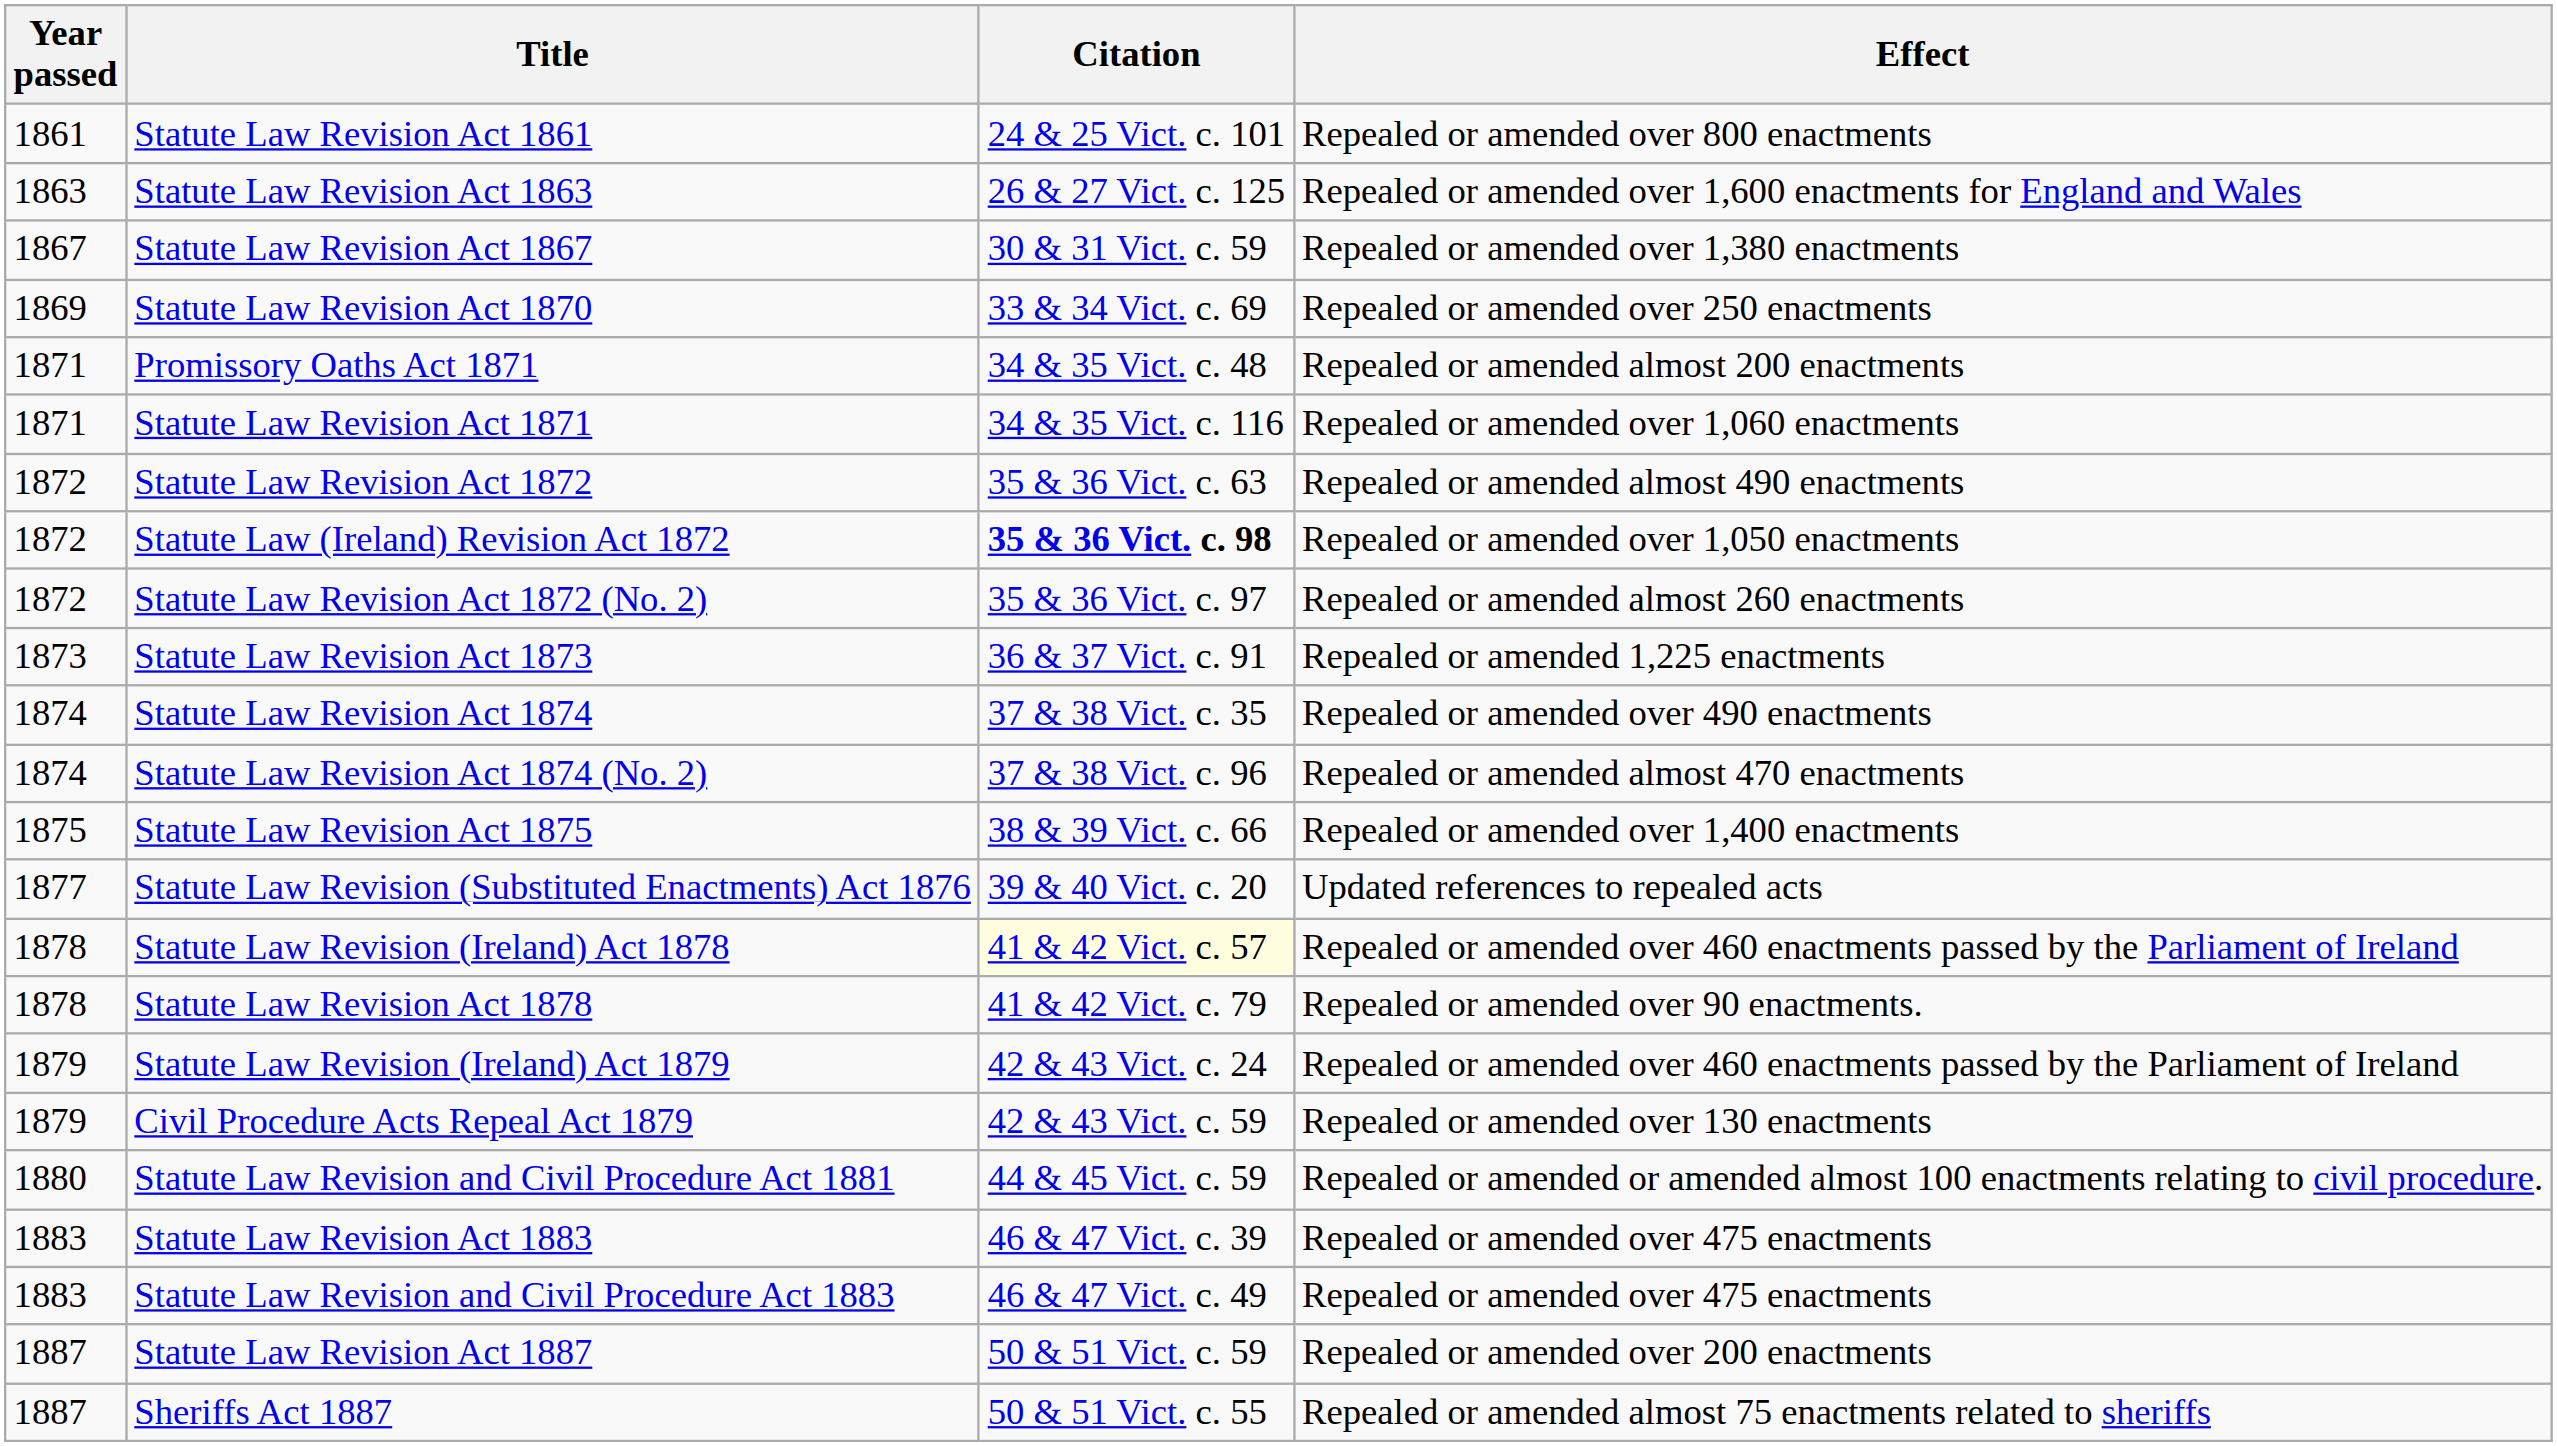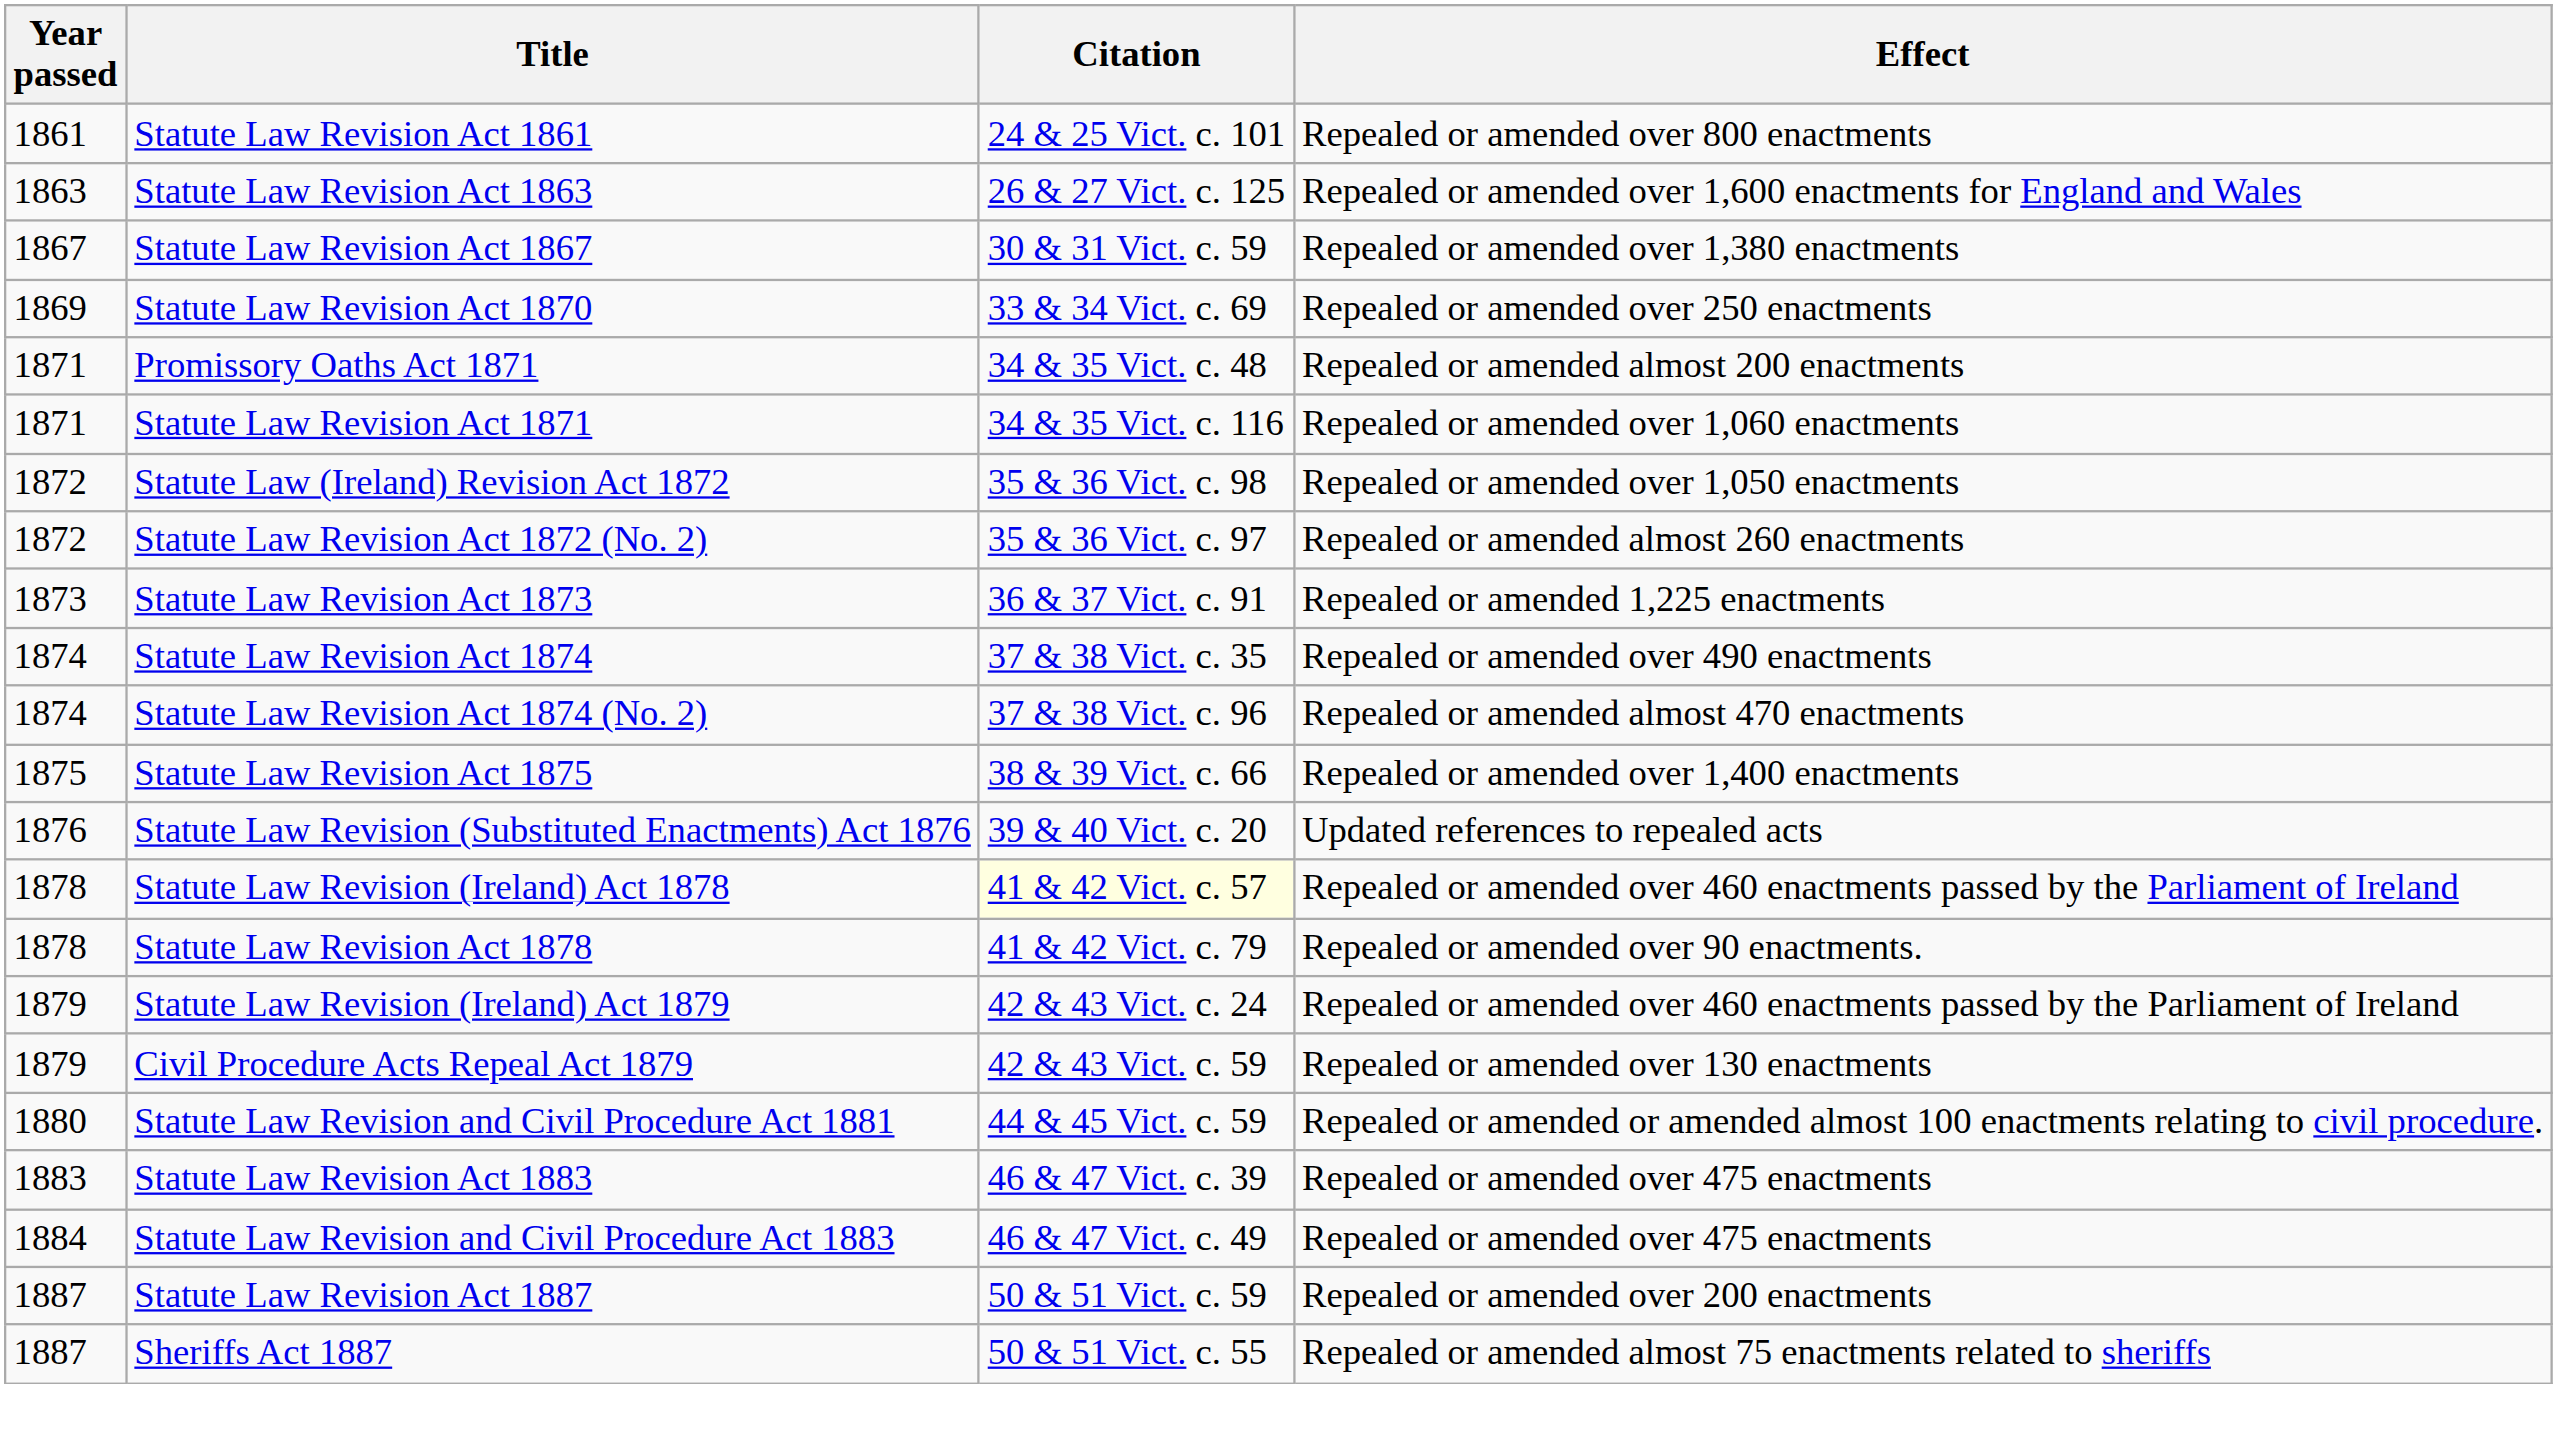- row: (363, 481)
(1130, 539) bold -> (1127, 481) normal
(50, 888) 1877 -> (50, 830) 1876
(50, 1295) 1883 -> (50, 1236) 1884
